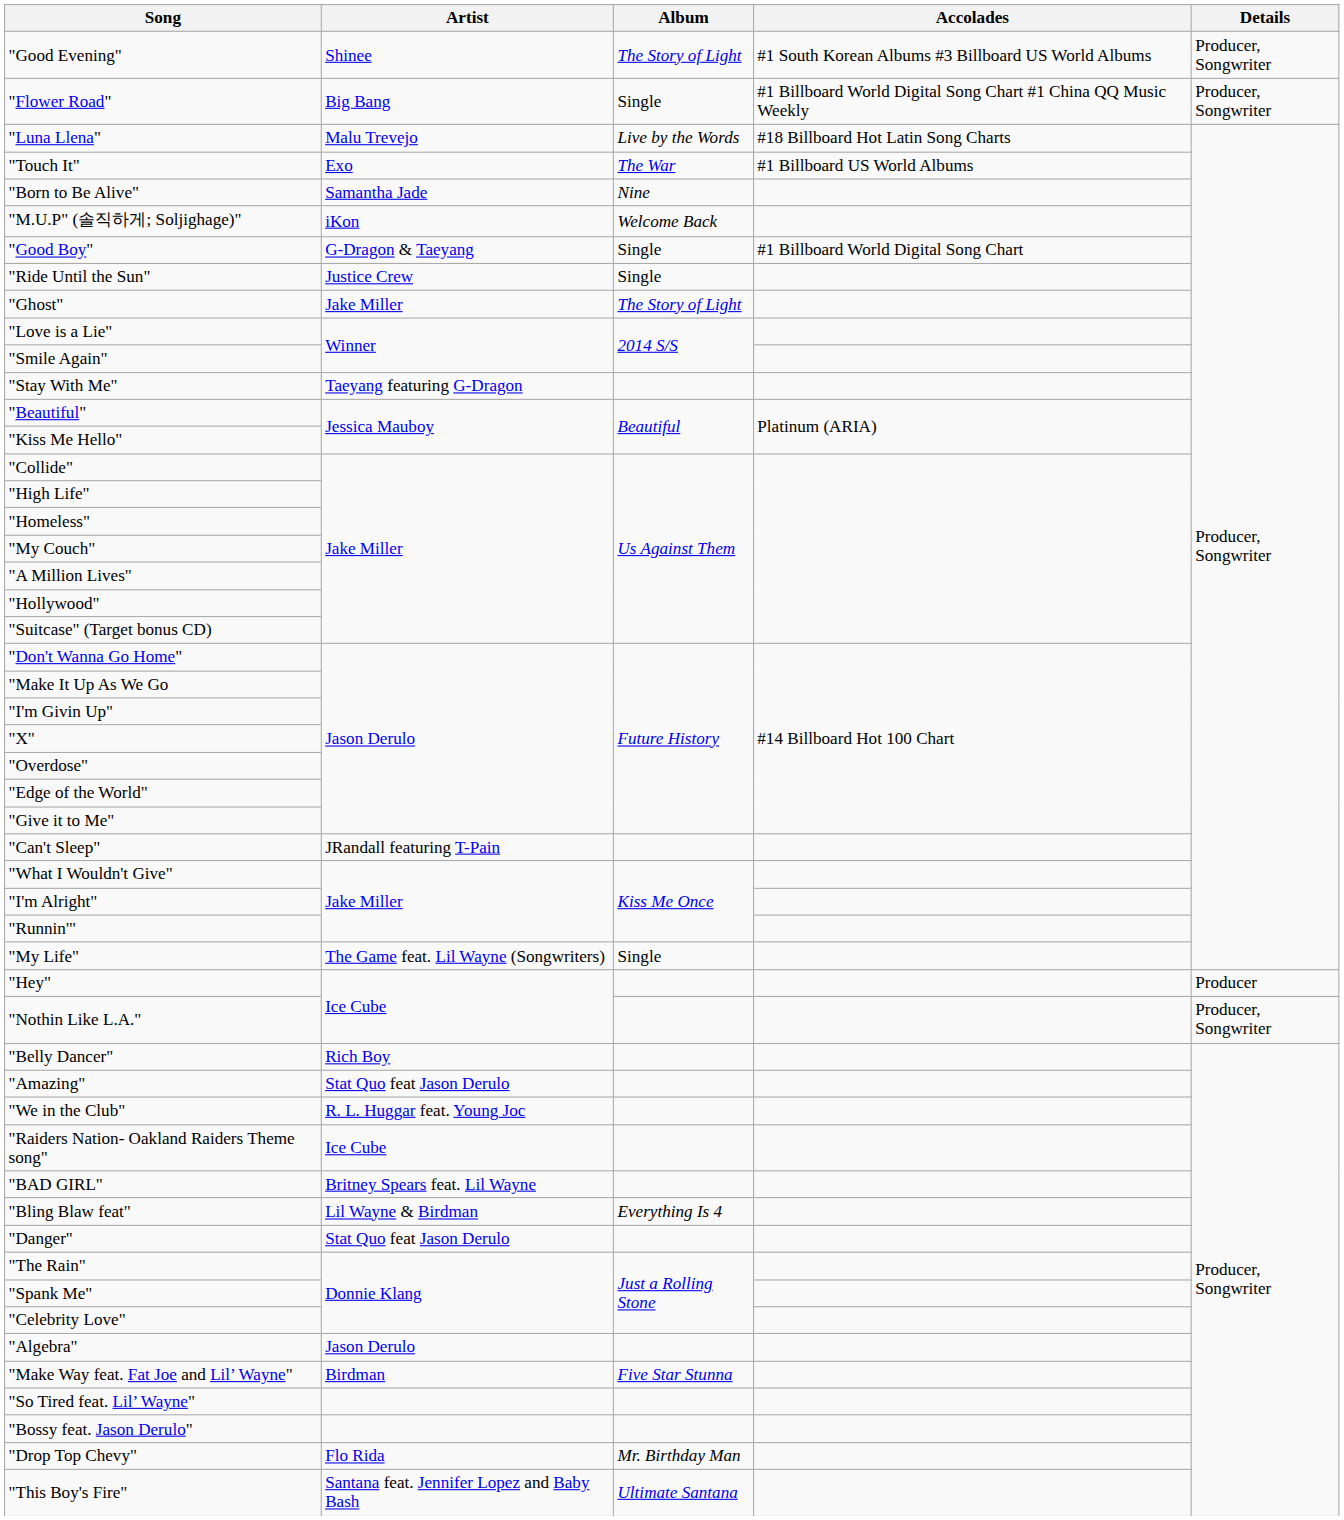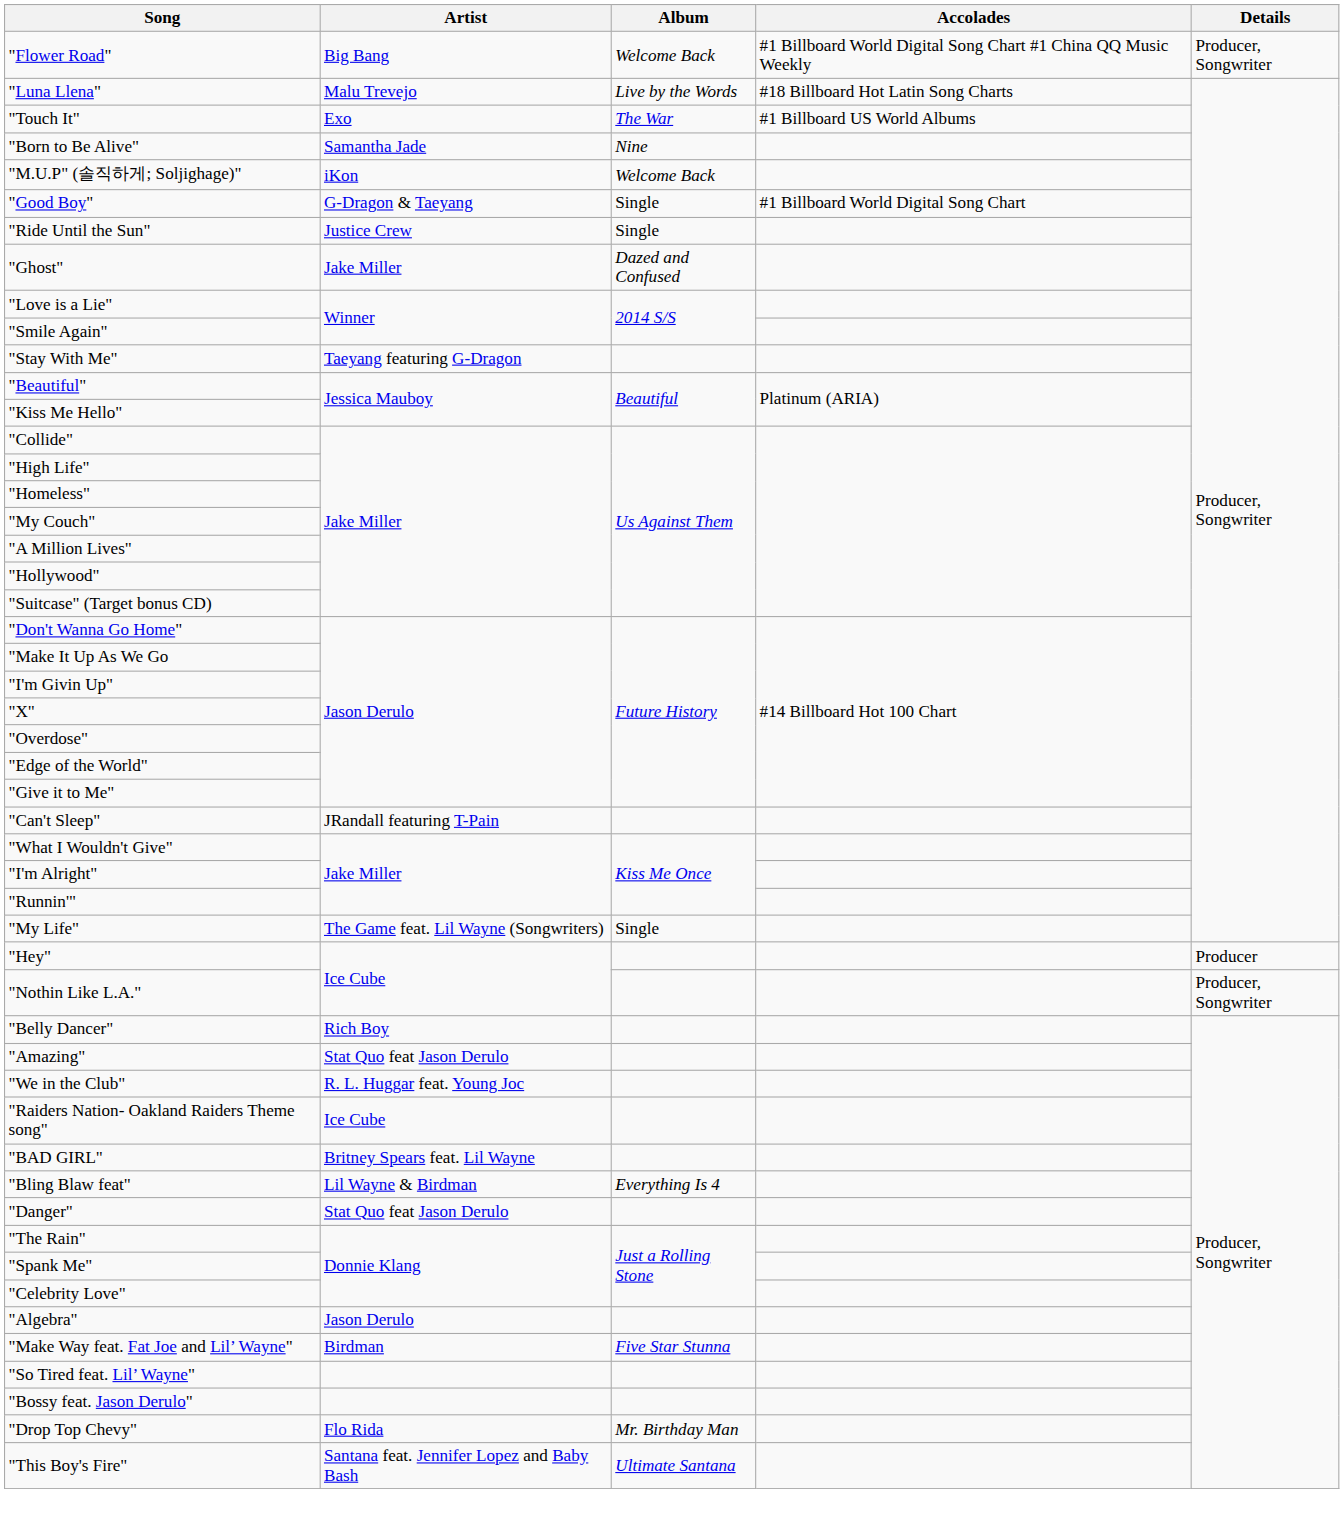- row: (65, 54)
(639, 101) Single -> (665, 54) Welcome Back
(680, 304) The Story of Light -> (652, 267) Dazed and Confused
